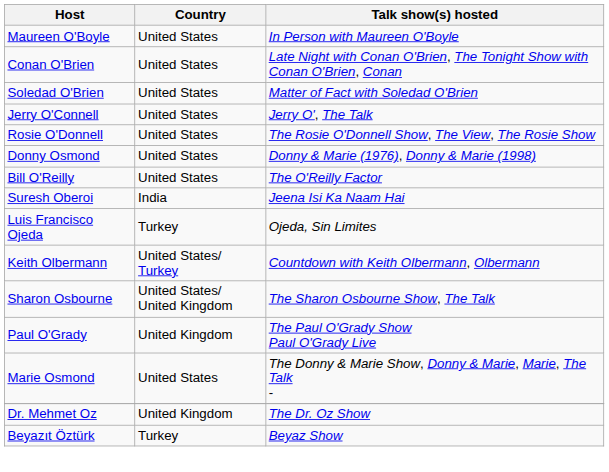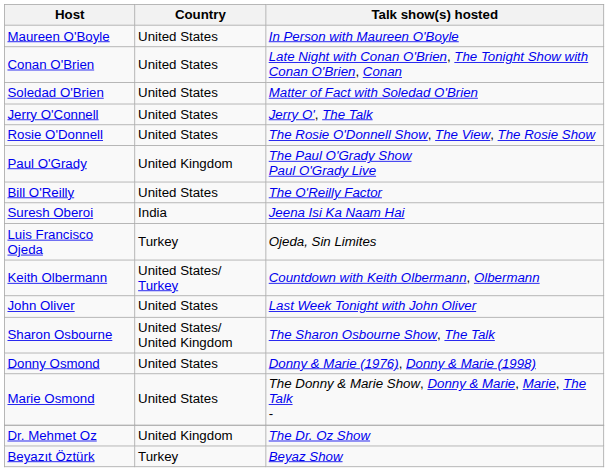rows swapped: (47, 334) <-> (54, 156)
+ row: (41, 306)
